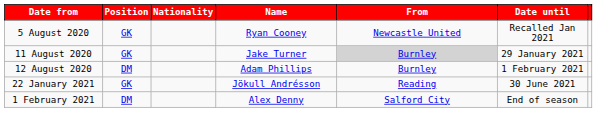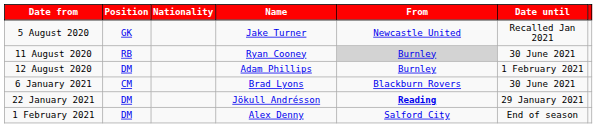(276, 33) Ryan Cooney -> (276, 33) Jake Turner
(127, 53) GK -> (127, 53) RB
(276, 53) Jake Turner -> (276, 53) Ryan Cooney
(542, 53) 29 January 2021 -> (542, 53) 30 June 2021
+ row: (53, 84)
(127, 84) GK -> (127, 99) DM
(417, 84) normal -> (417, 99) bold
(542, 84) 30 June 2021 -> (542, 99) 29 January 2021
